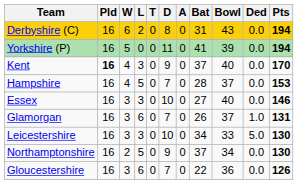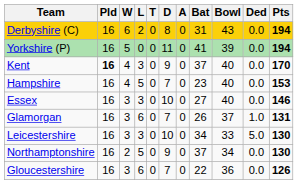(201, 83) 28 -> (201, 83) 23
(228, 83) 37 -> (228, 83) 40
